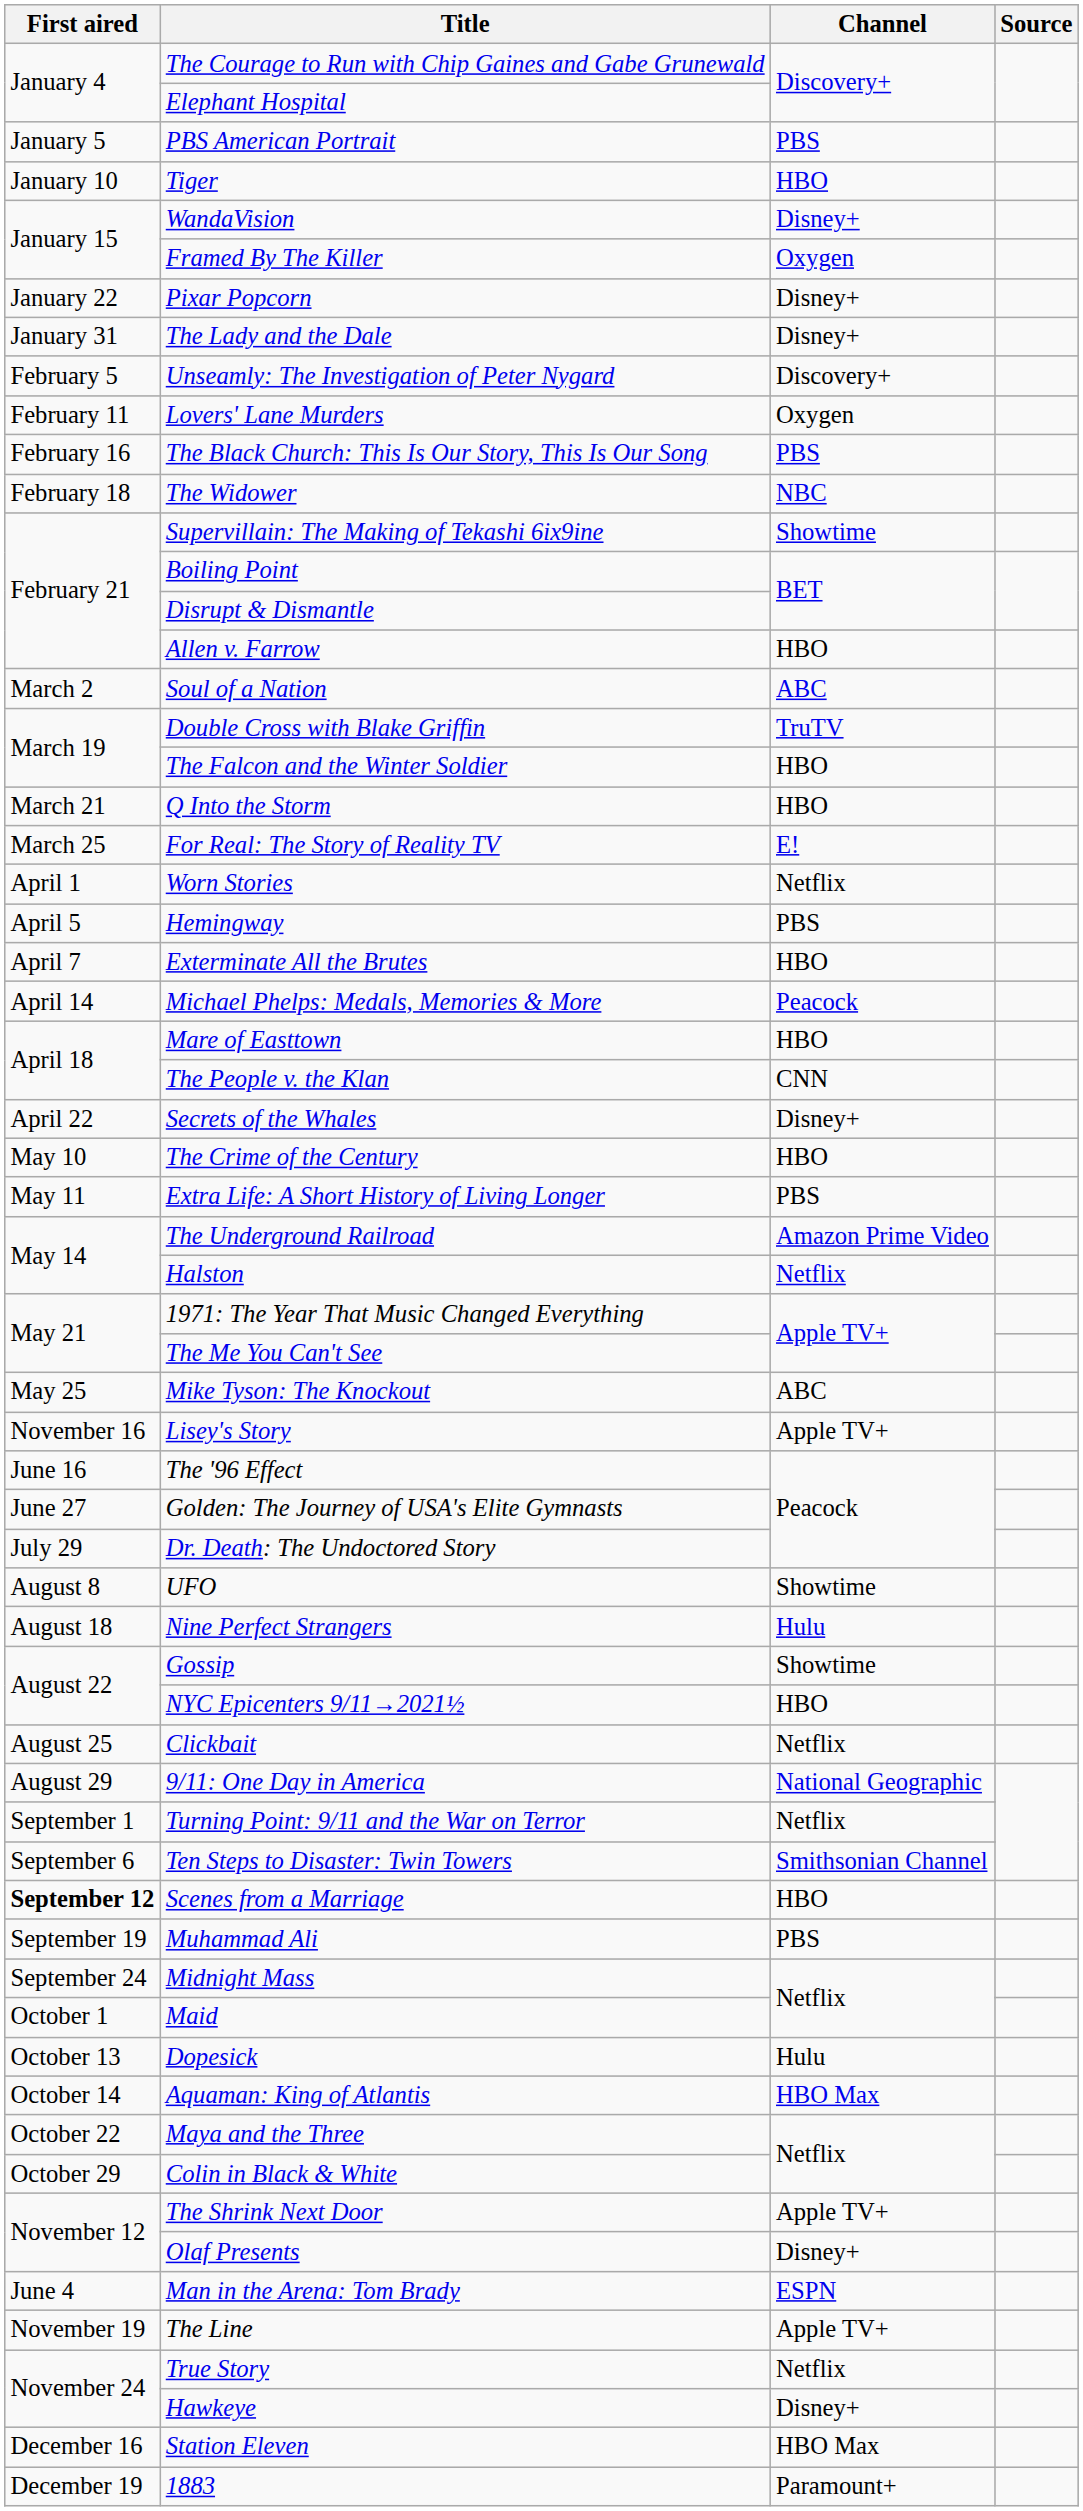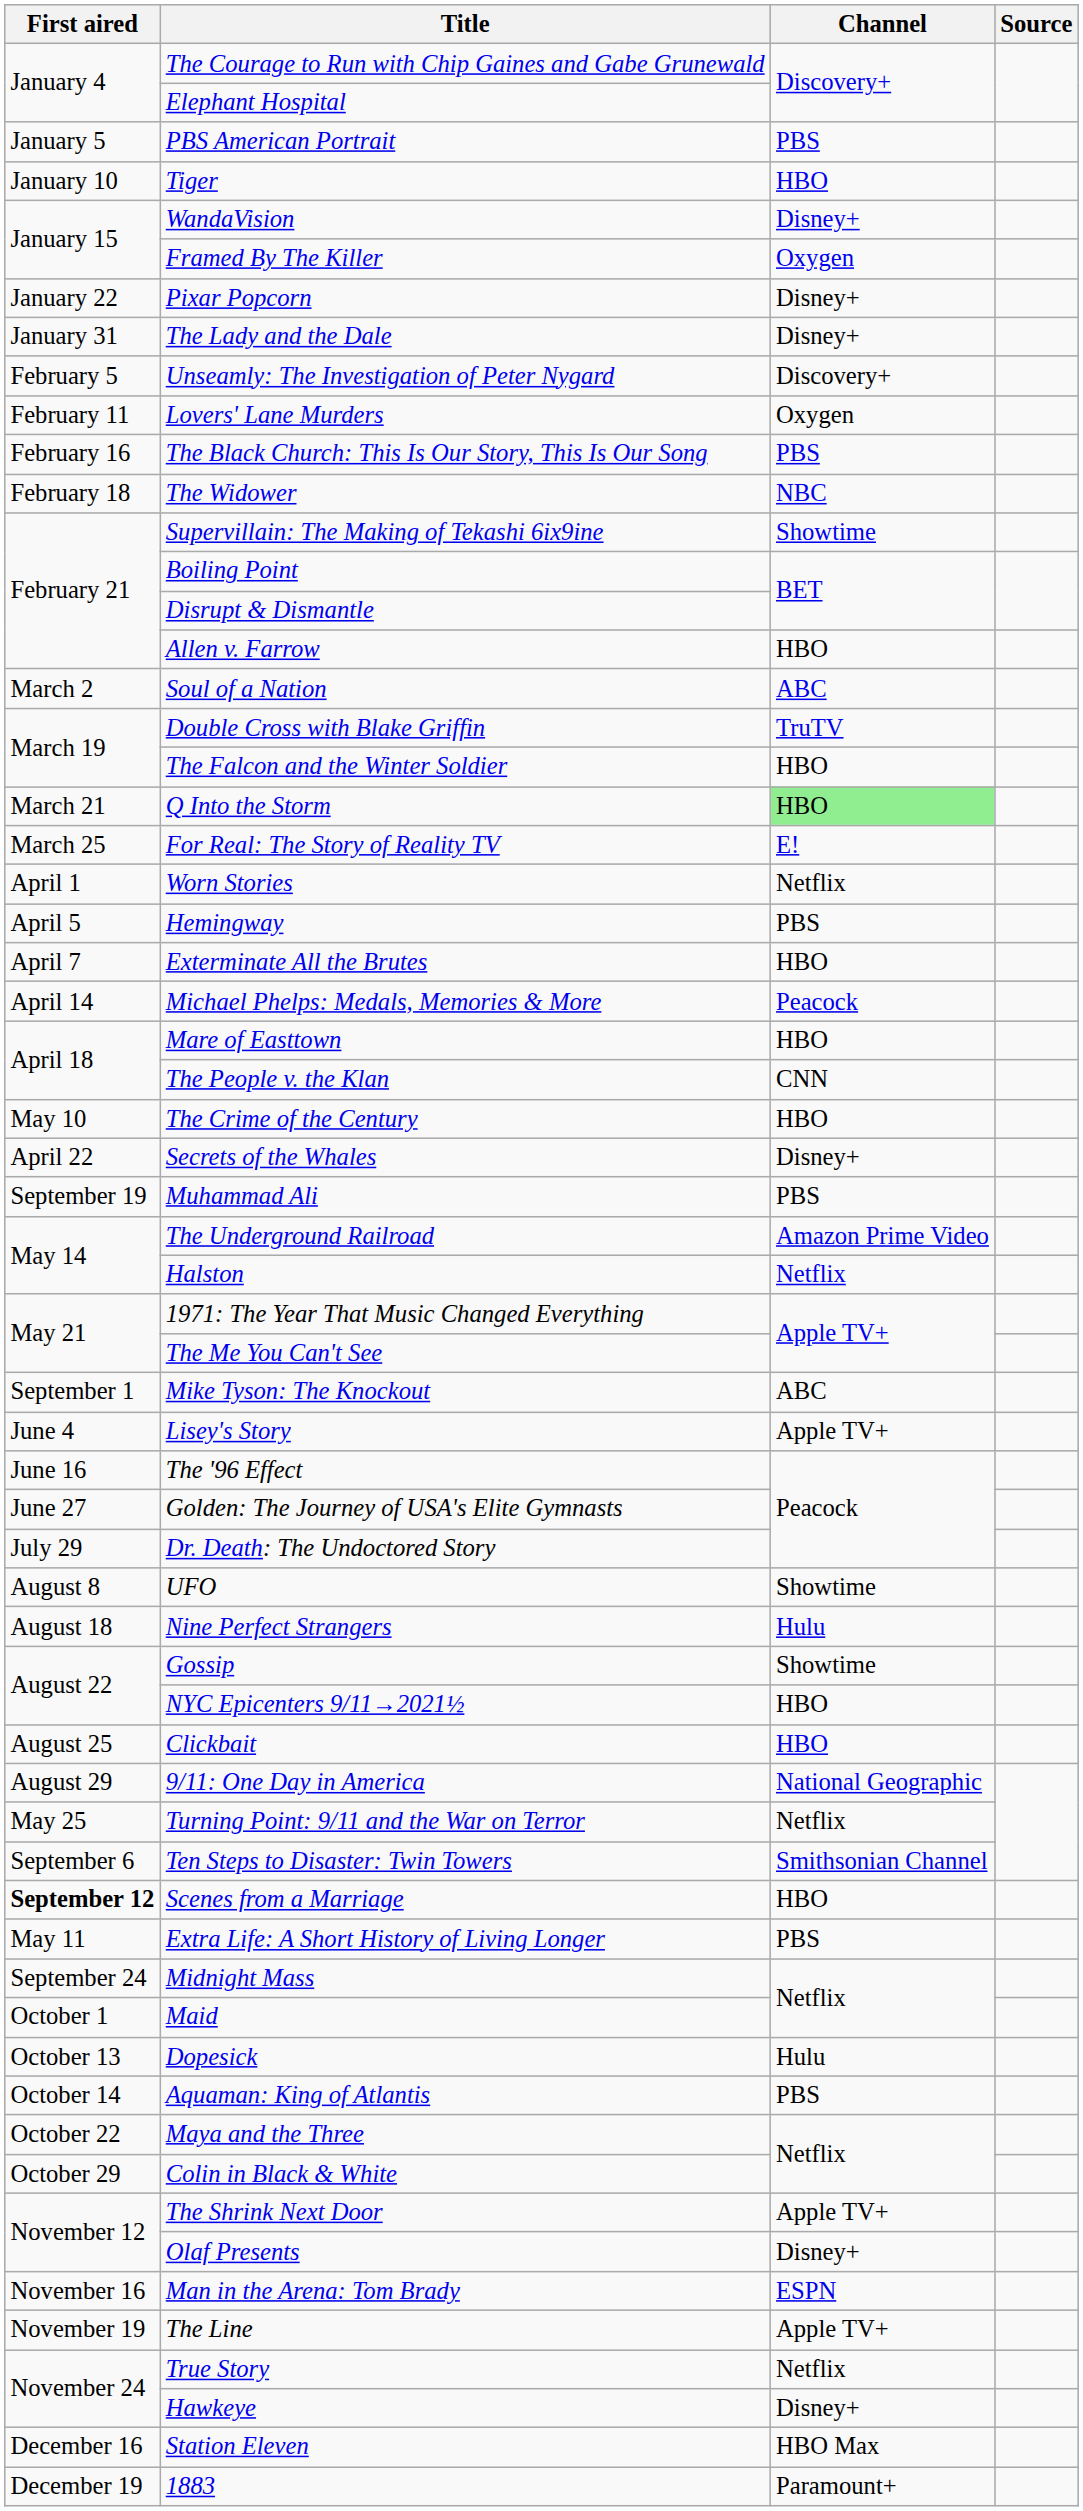(802, 805) no background -> (802, 805) lightgreen background
rows swapped: (271, 1118) <-> (292, 1157)
rows swapped: (385, 1196) <-> (242, 1938)
(48, 1391) May 25 -> (72, 1391) September 1
(78, 1430) November 16 -> (42, 1430) June 4
(811, 1743) Netflix -> (802, 1743) HBO
(72, 1821) September 1 -> (48, 1821) May 25
(828, 2095) HBO Max -> (798, 2095) PBS
(42, 2290) June 4 -> (78, 2290) November 16
